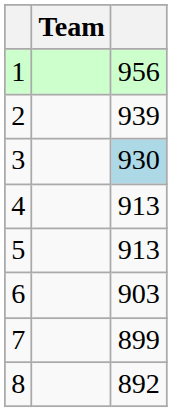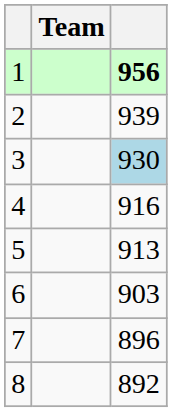(139, 71) normal -> (139, 71) bold
(139, 205) 913 -> (139, 205) 916
(139, 339) 899 -> (139, 339) 896
